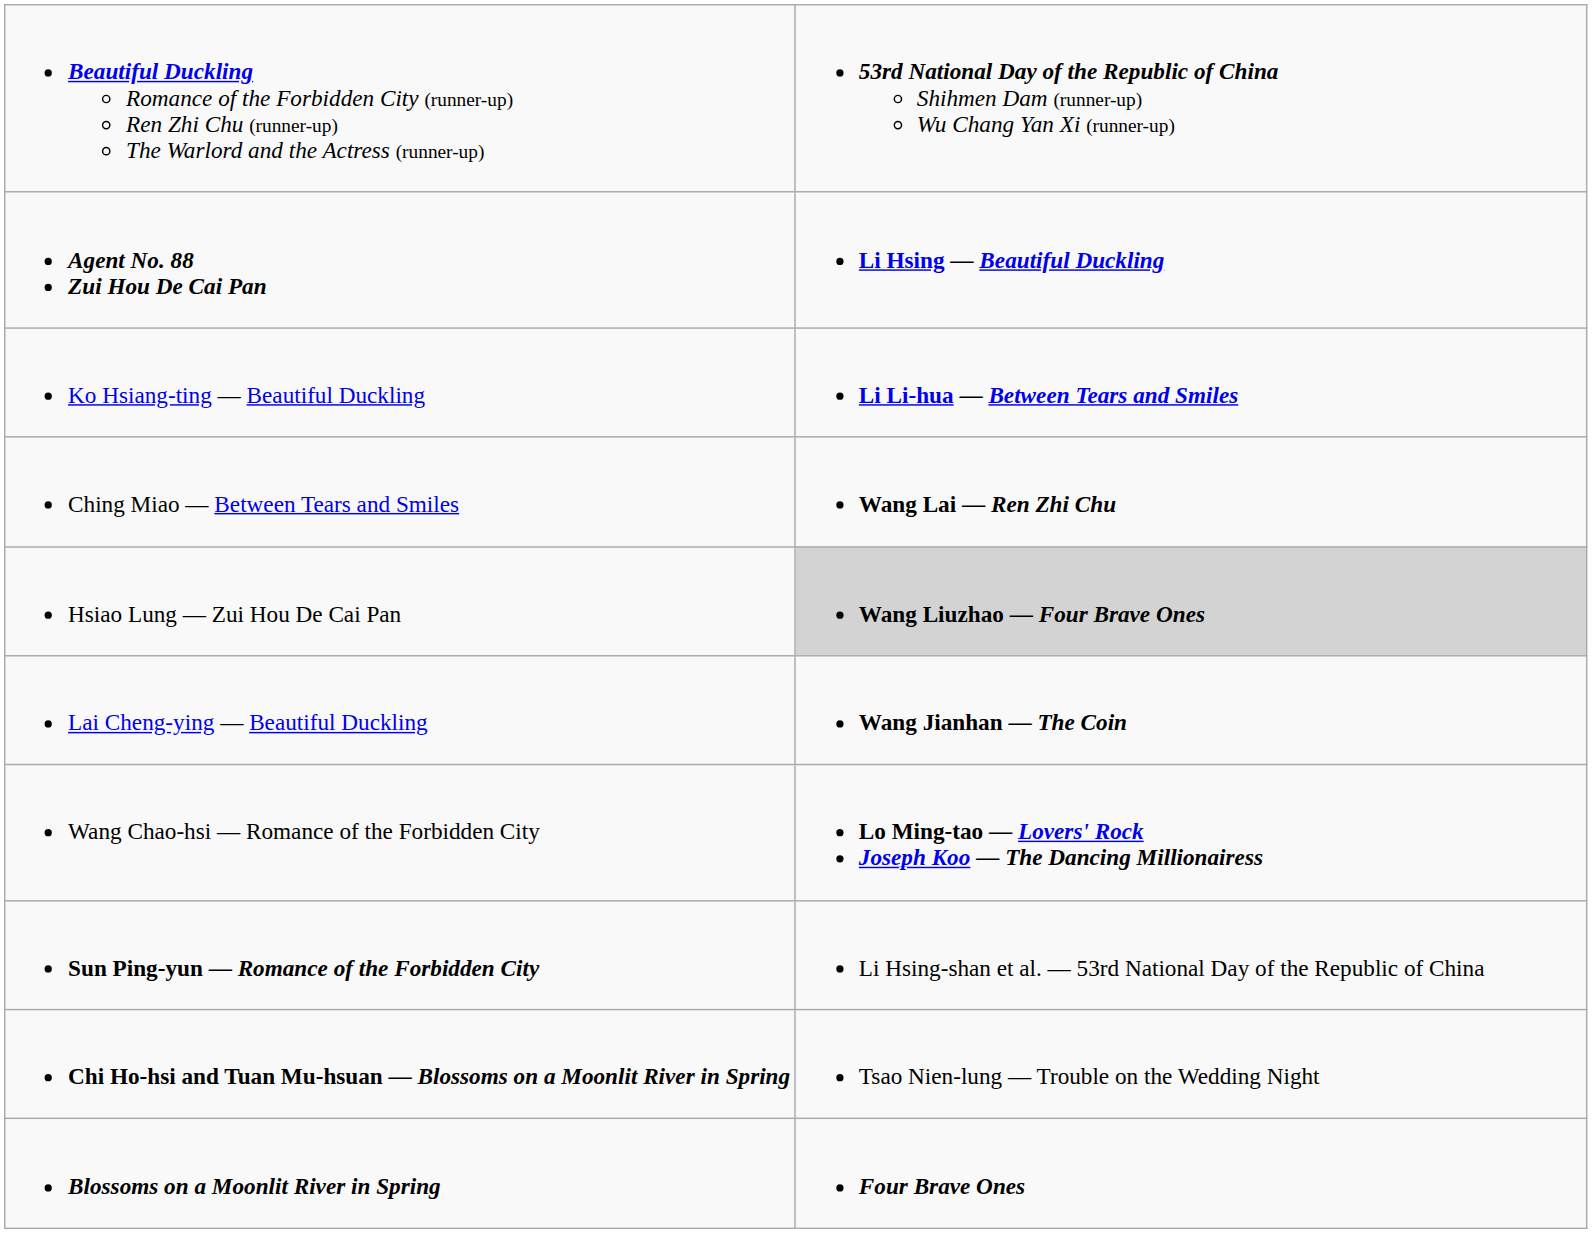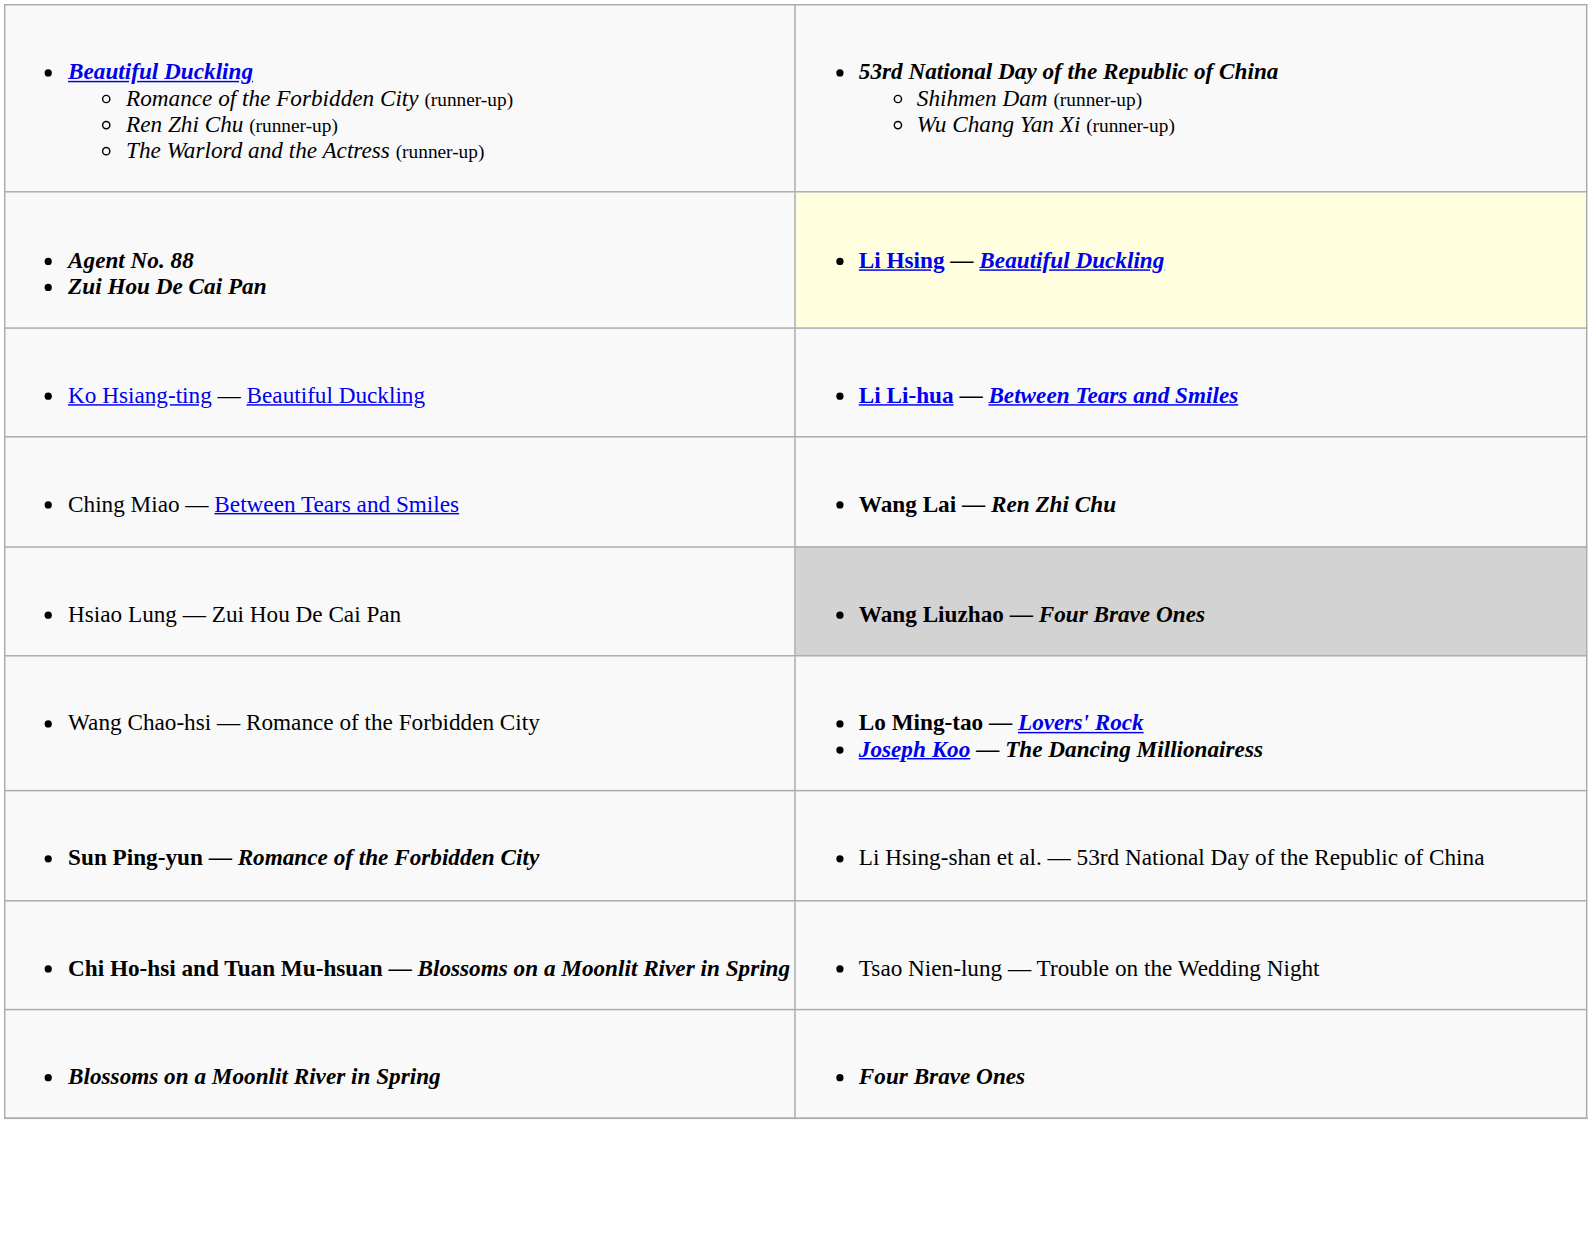(1191, 260) no background -> (1191, 260) lightyellow background
- row: (400, 723)
